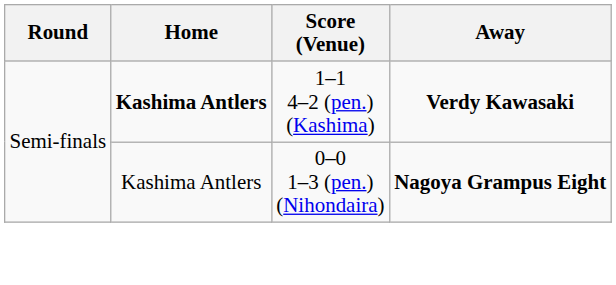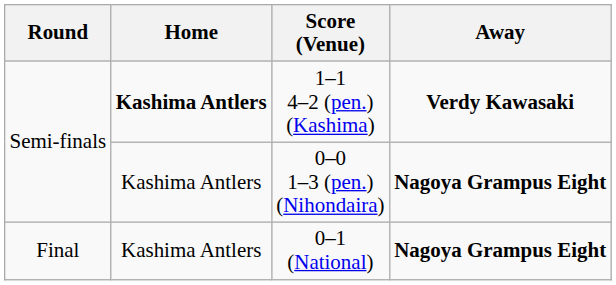+ row: (330, 250)
